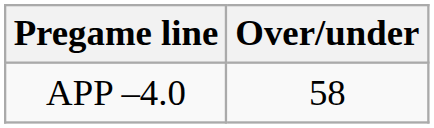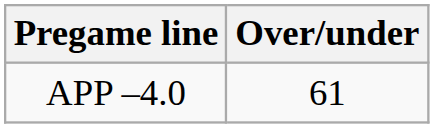(327, 92) 58 -> (327, 92) 61
